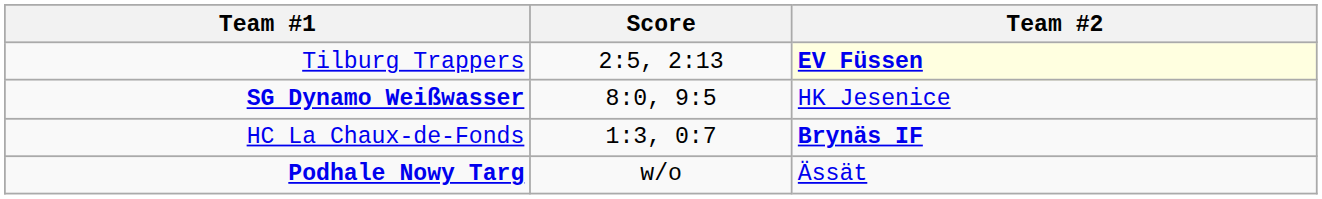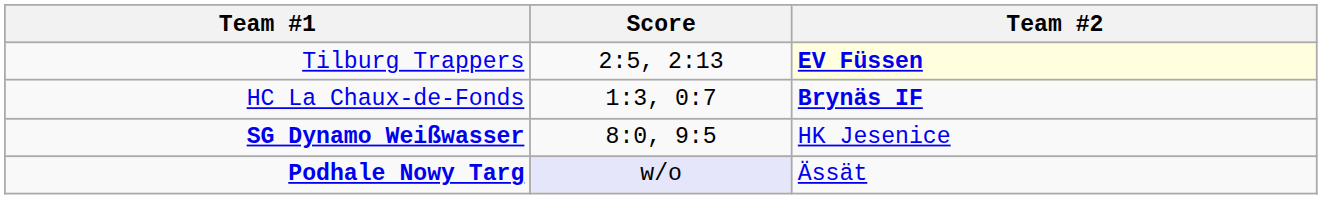rows swapped: (386, 137) <-> (386, 99)
(661, 175) no background -> (661, 175) lavender background
